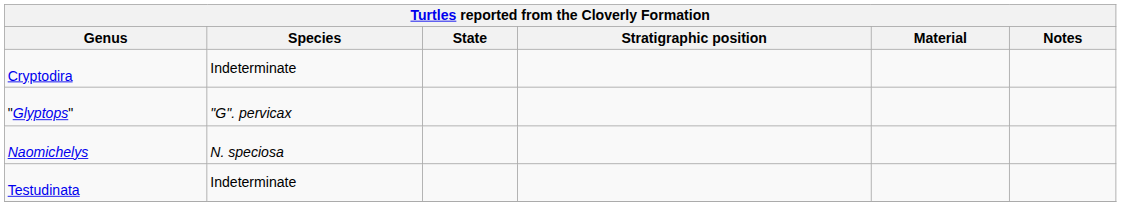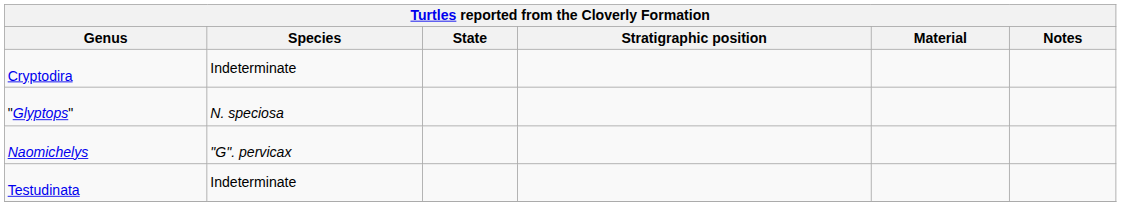(251, 114) "G". pervicax -> (247, 114) N. speciosa
(247, 152) N. speciosa -> (251, 152) "G". pervicax
